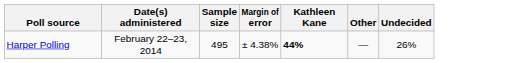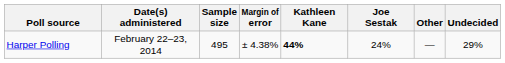+ column: (381, 17)
(406, 44) 26% -> (473, 44) 29%
